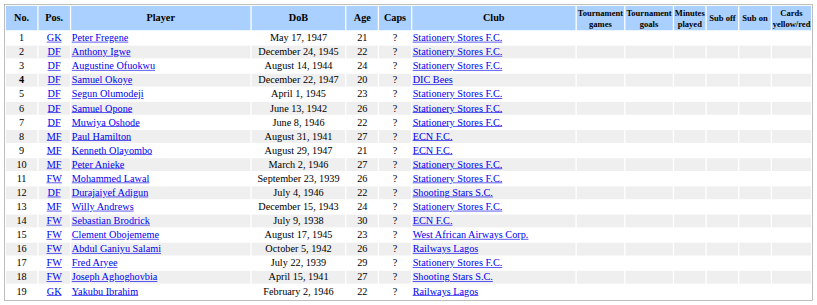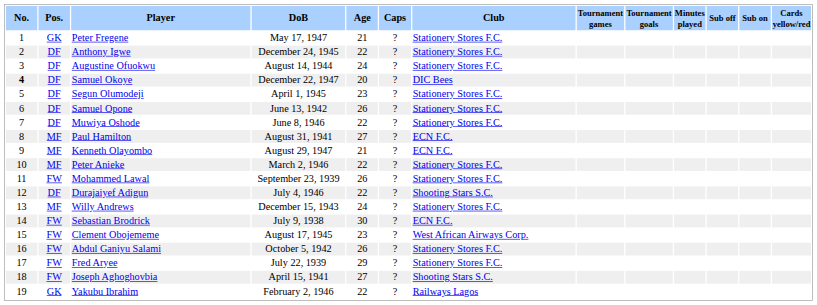(362, 164) 27 -> (362, 164) 22
(445, 249) Railways Lagos -> (457, 249) Stationery Stores F.C.
